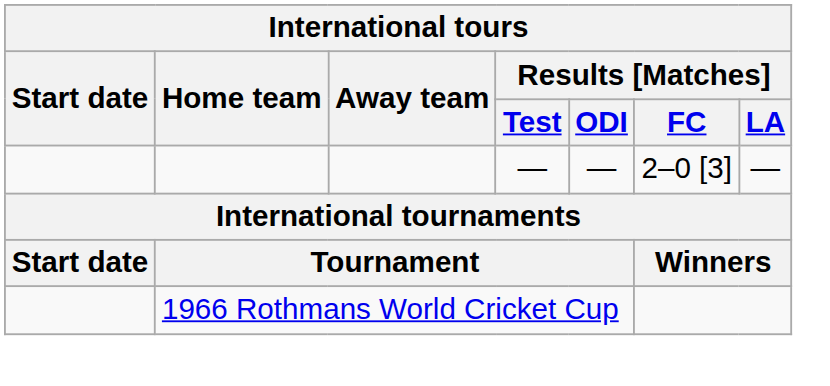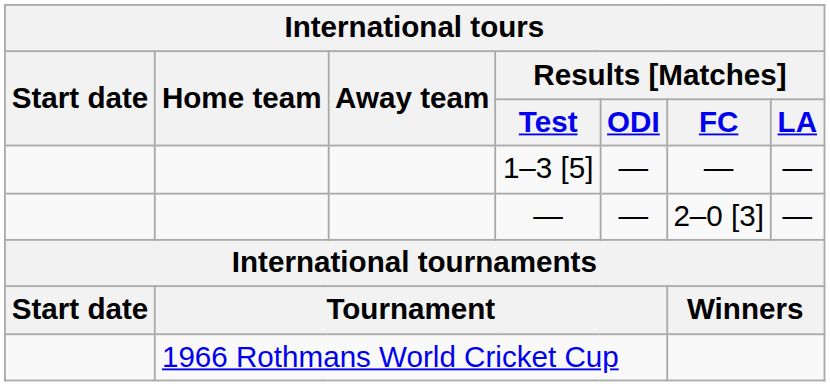+ row: (548, 168)
